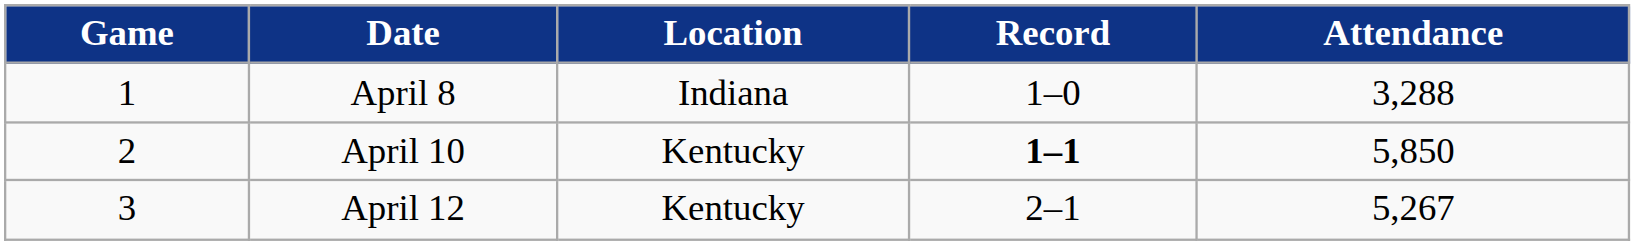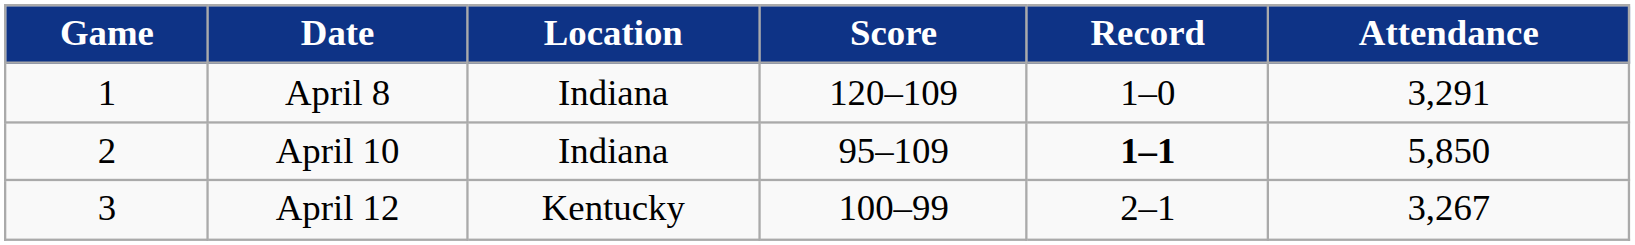+ column: (894, 33)
(1413, 92) 3,288 -> (1449, 92) 3,291
(733, 150) Kentucky -> (613, 150) Indiana
(1413, 208) 5,267 -> (1449, 208) 3,267
